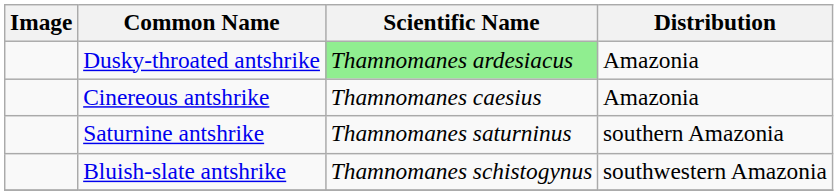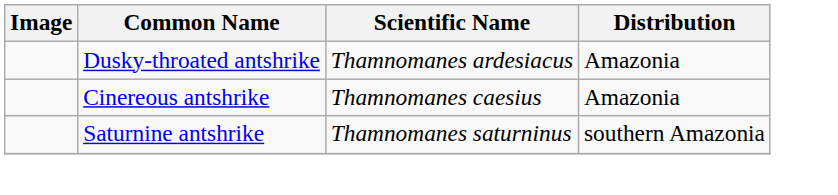(452, 60) lightgreen background -> (452, 60) no background
- row: (185, 171)
